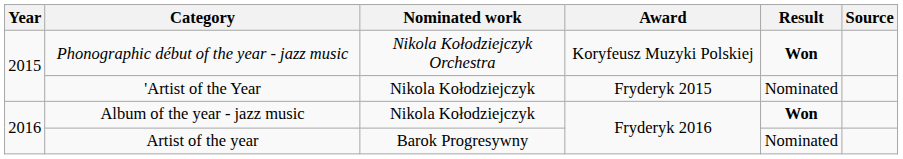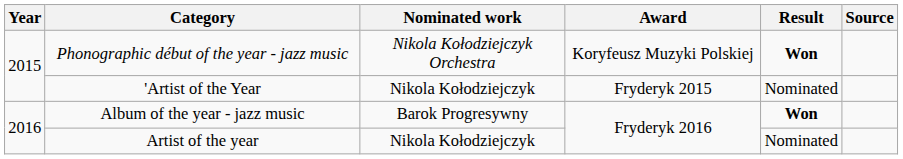(462, 114) Nikola Kołodziejczyk -> (462, 114) Barok Progresywny
(462, 140) Barok Progresywny -> (462, 140) Nikola Kołodziejczyk
